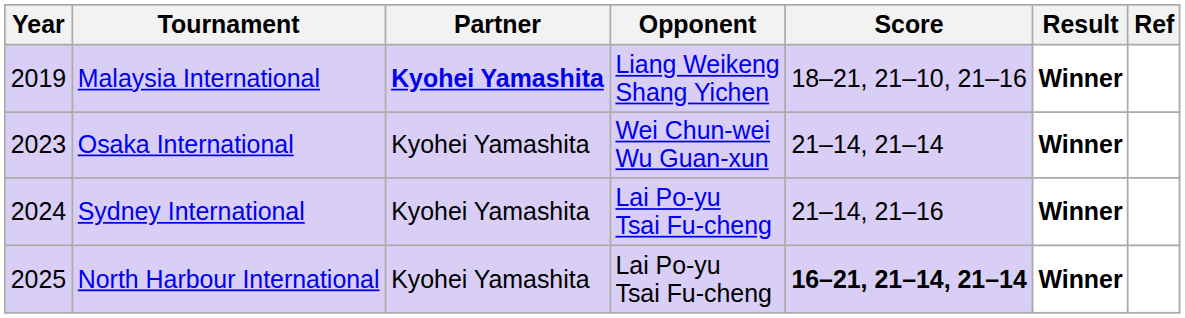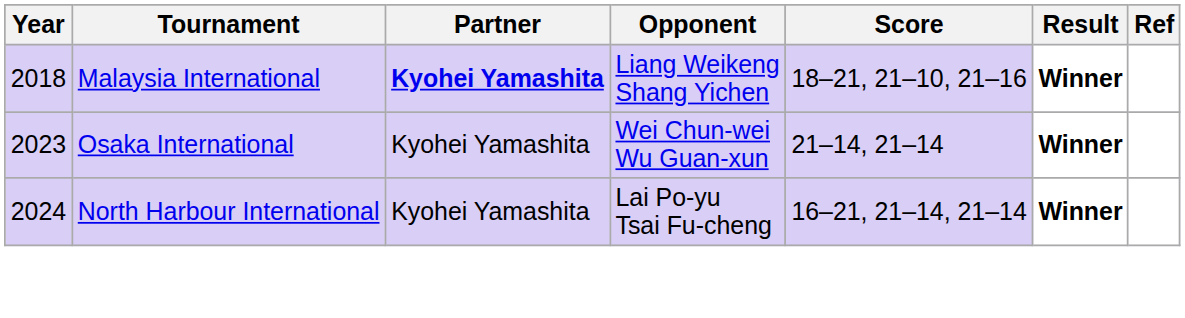(38, 78) 2019 -> (38, 78) 2018
- row: (191, 212)
(38, 279) 2025 -> (38, 212) 2024
(909, 279) bold -> (909, 212) normal
